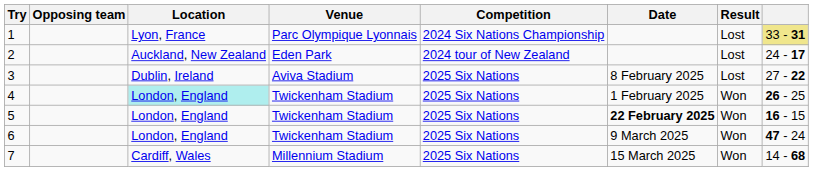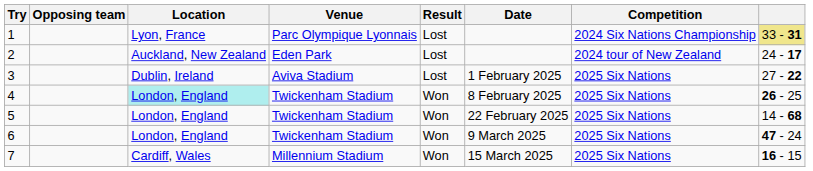columns swapped: (514, 15) <-> (740, 15)
(657, 75) 8 February 2025 -> (515, 75) 1 February 2025
(657, 96) 1 February 2025 -> (515, 96) 8 February 2025
(662, 116) bold -> (518, 116) normal
(785, 116) 16 - 15 -> (782, 116) 14 - 68
(785, 156) 14 - 68 -> (782, 156) 16 - 15
